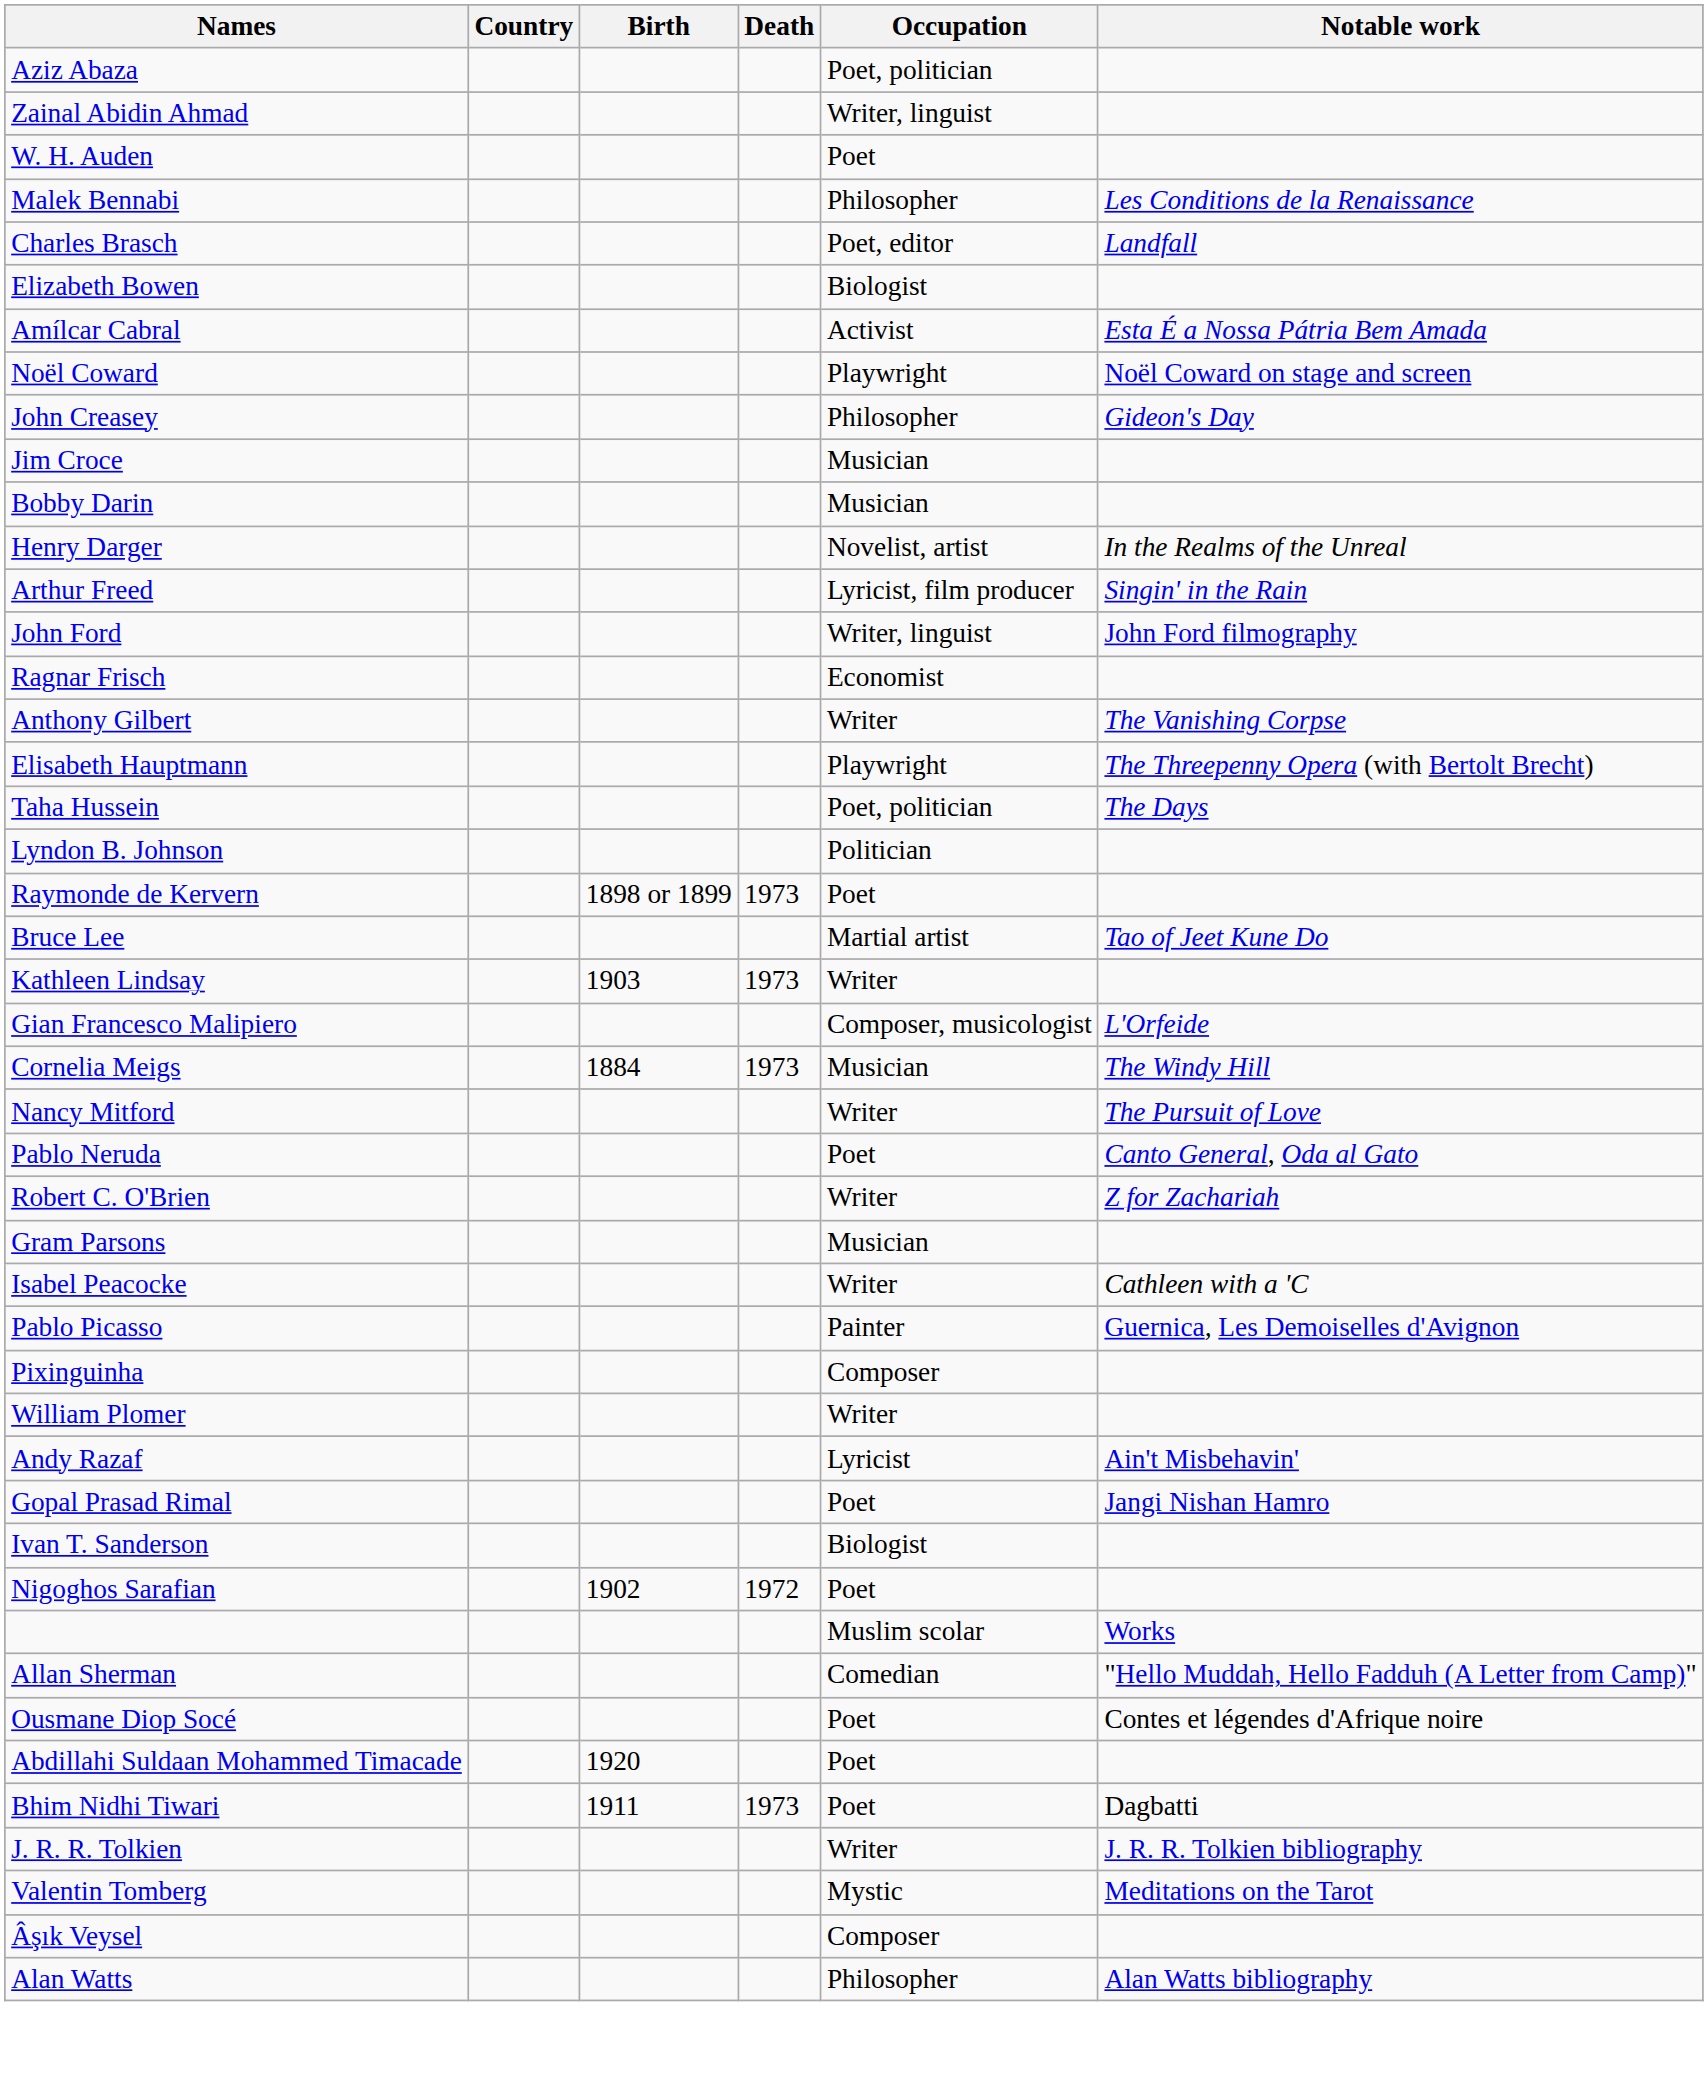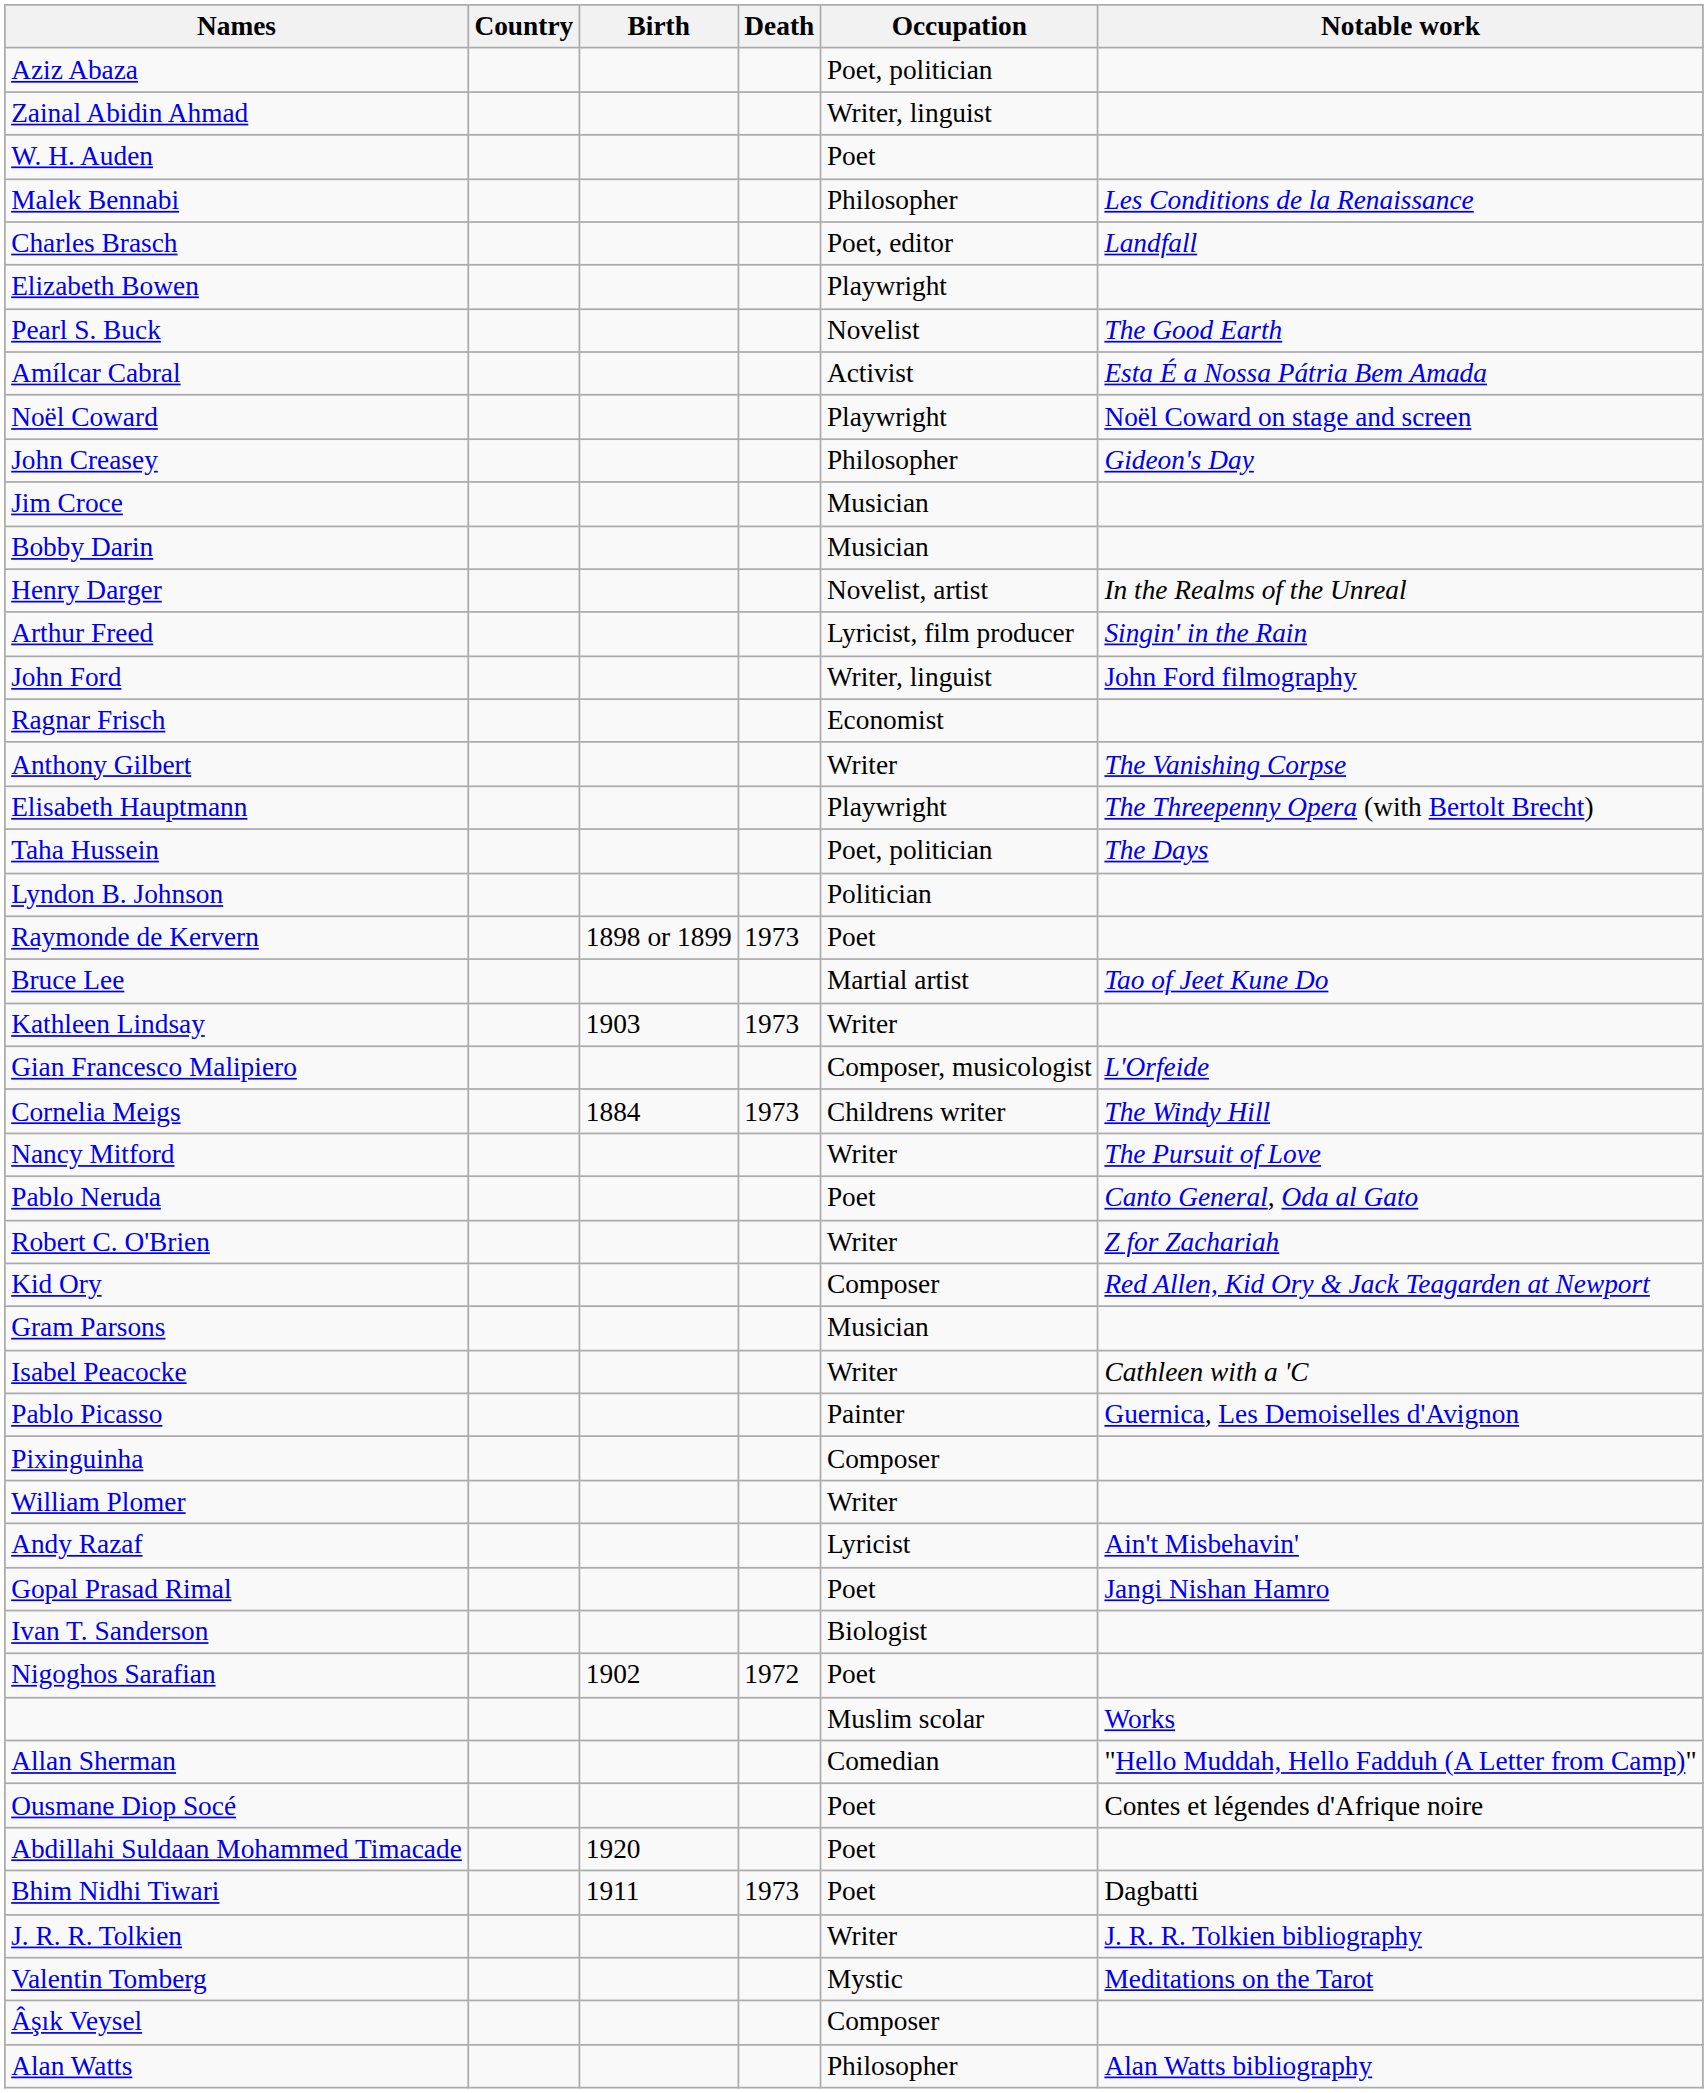(877, 286) Biologist -> (887, 286) Playwright
+ row: (86, 329)
(878, 1067) Musician -> (916, 1110) Childrens writer
+ row: (56, 1284)
